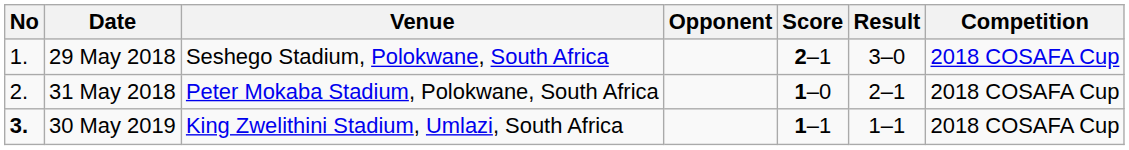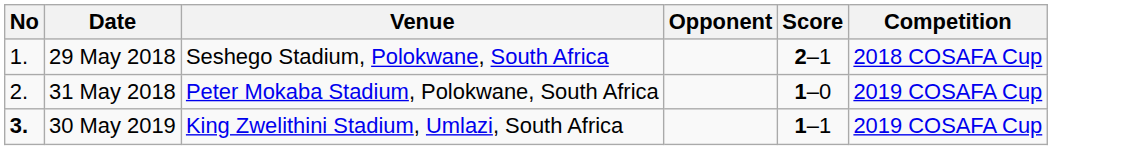- column: (887, 21)
(1025, 91) 2018 COSAFA Cup -> (948, 91) 2019 COSAFA Cup
(1025, 126) 2018 COSAFA Cup -> (948, 126) 2019 COSAFA Cup
